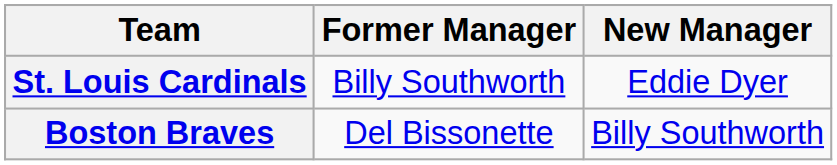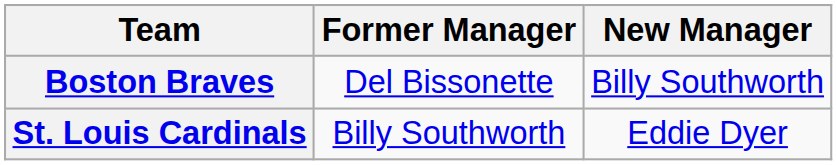rows swapped: (160, 133) <-> (160, 81)
